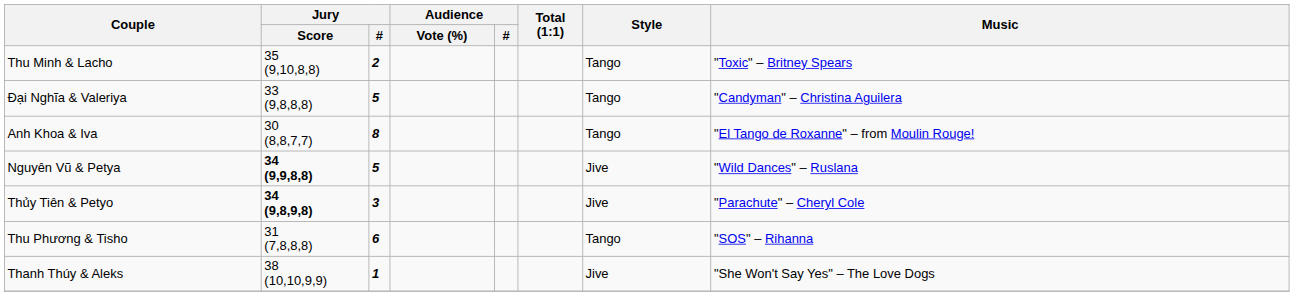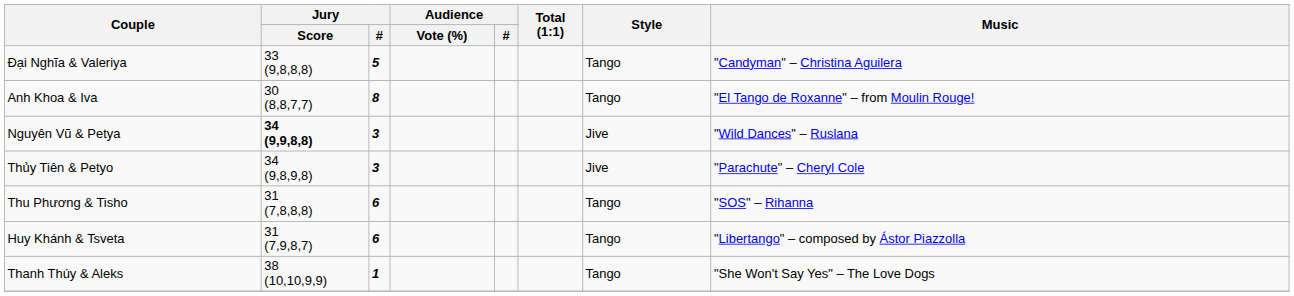- row: (60, 63)
(376, 168) 5 -> (376, 133) 3
(288, 203) bold -> (288, 168) normal
+ row: (66, 238)
(597, 273) Jive -> (603, 273) Tango
